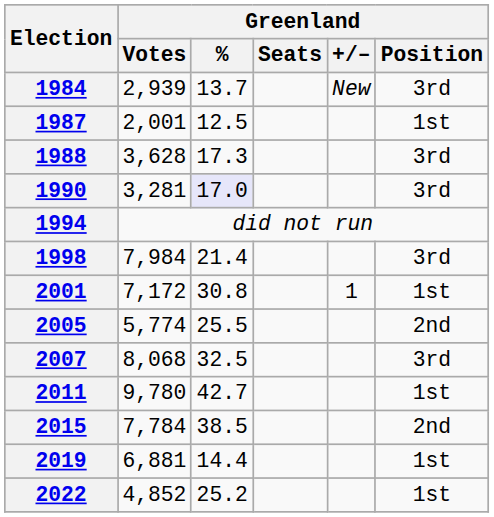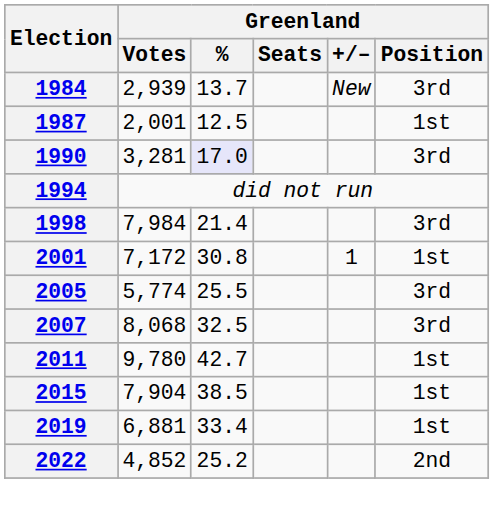- row: (61, 157)
(432, 326) 2nd -> (432, 292) 3rd
(154, 428) 7,784 -> (154, 394) 7,904
(432, 428) 2nd -> (432, 394) 1st
(222, 461) 14.4 -> (222, 428) 33.4
(432, 495) 1st -> (432, 461) 2nd
